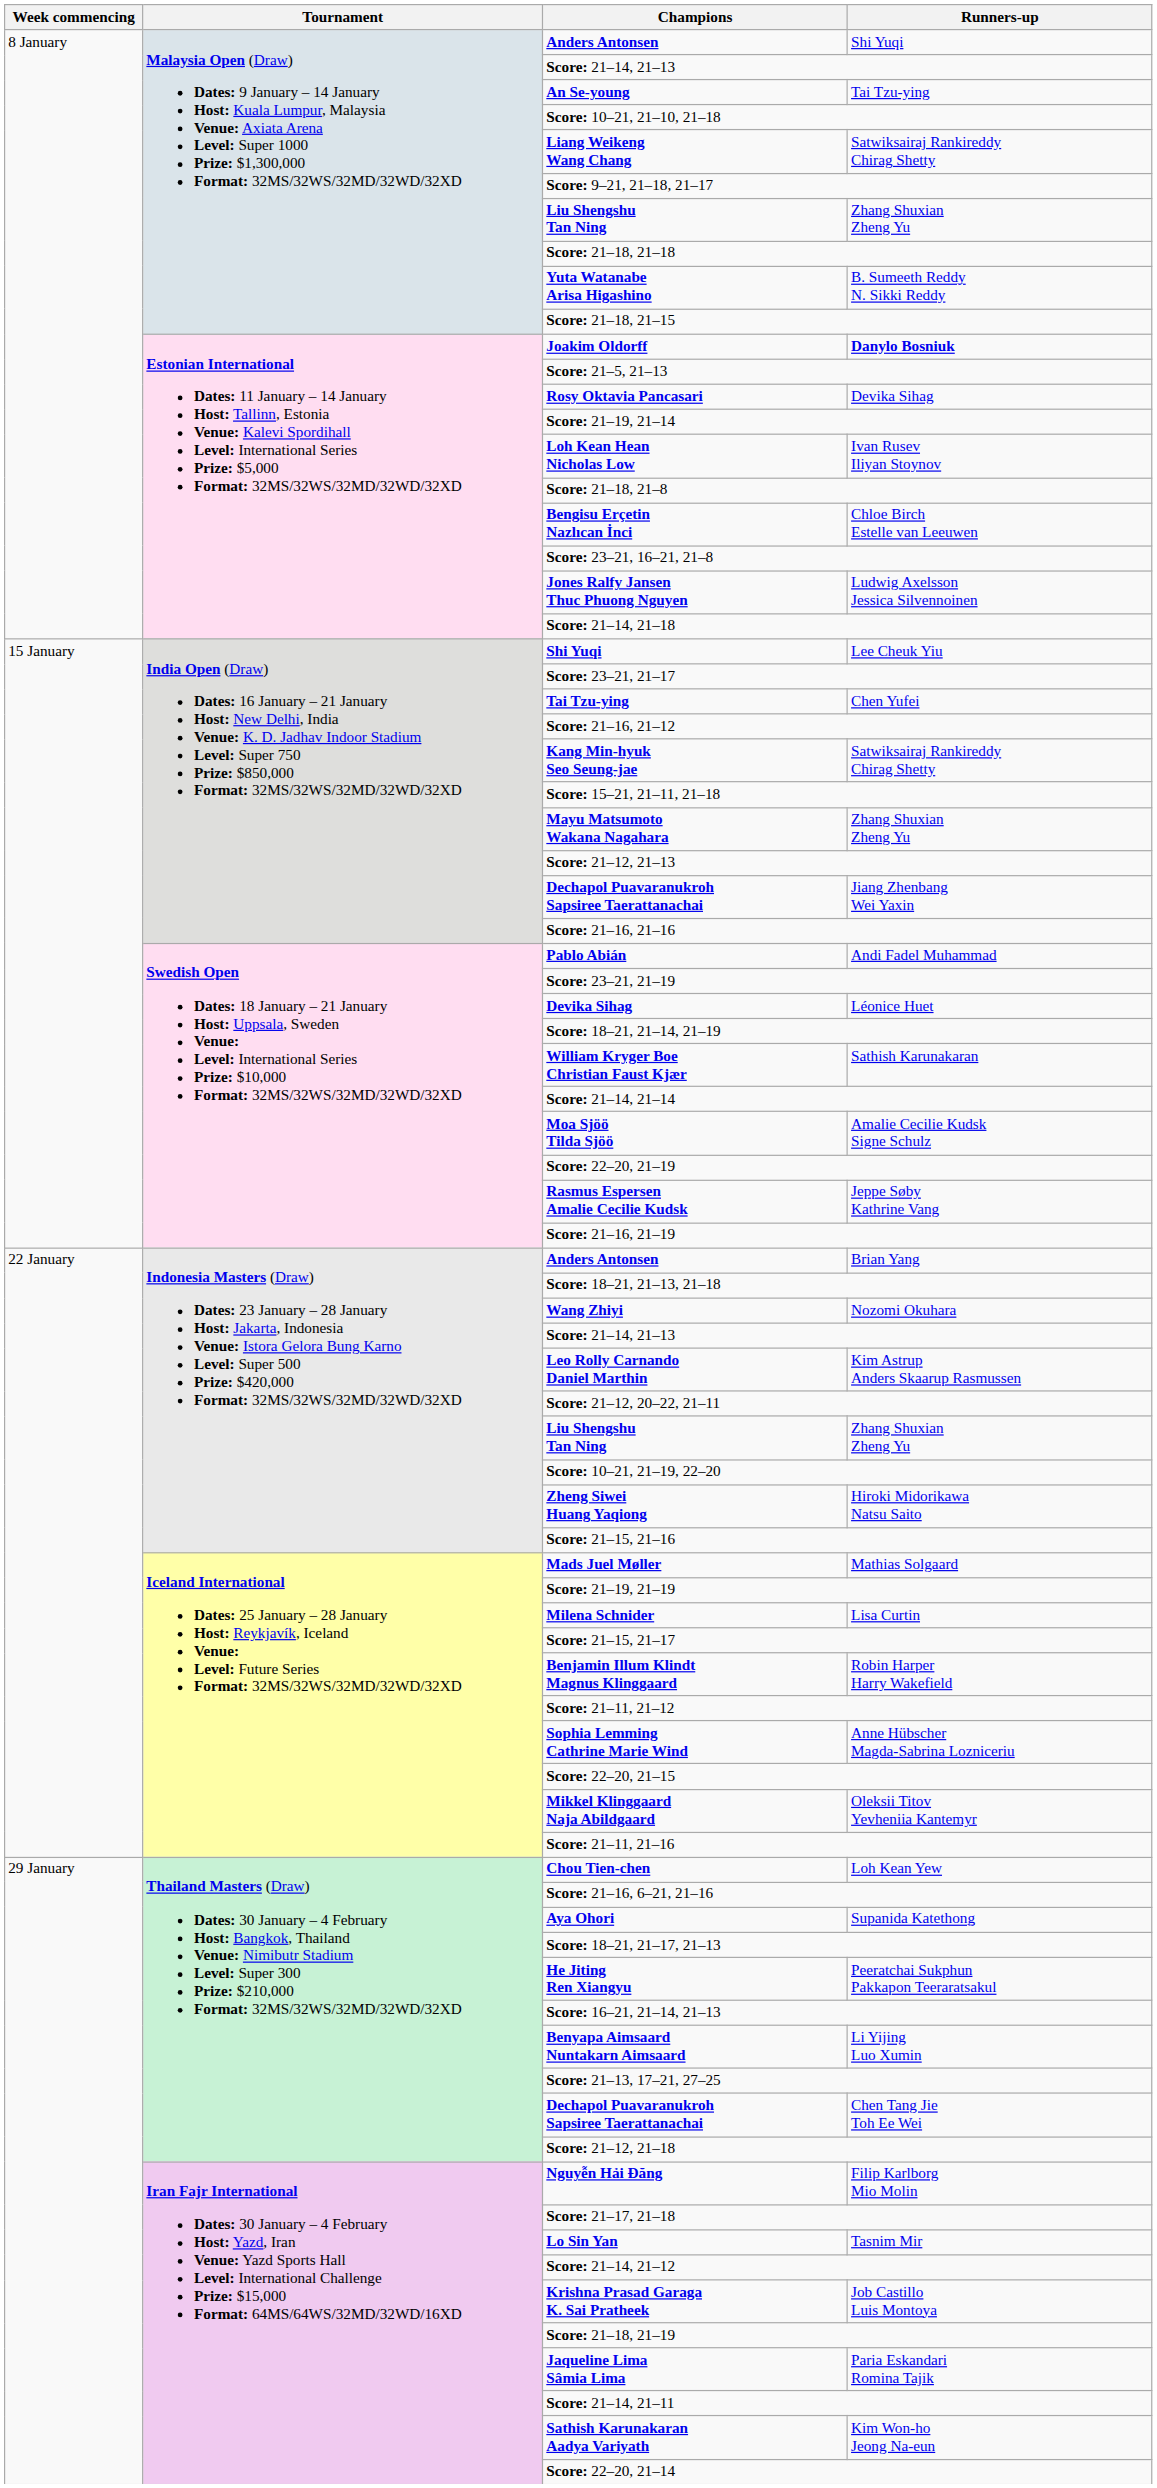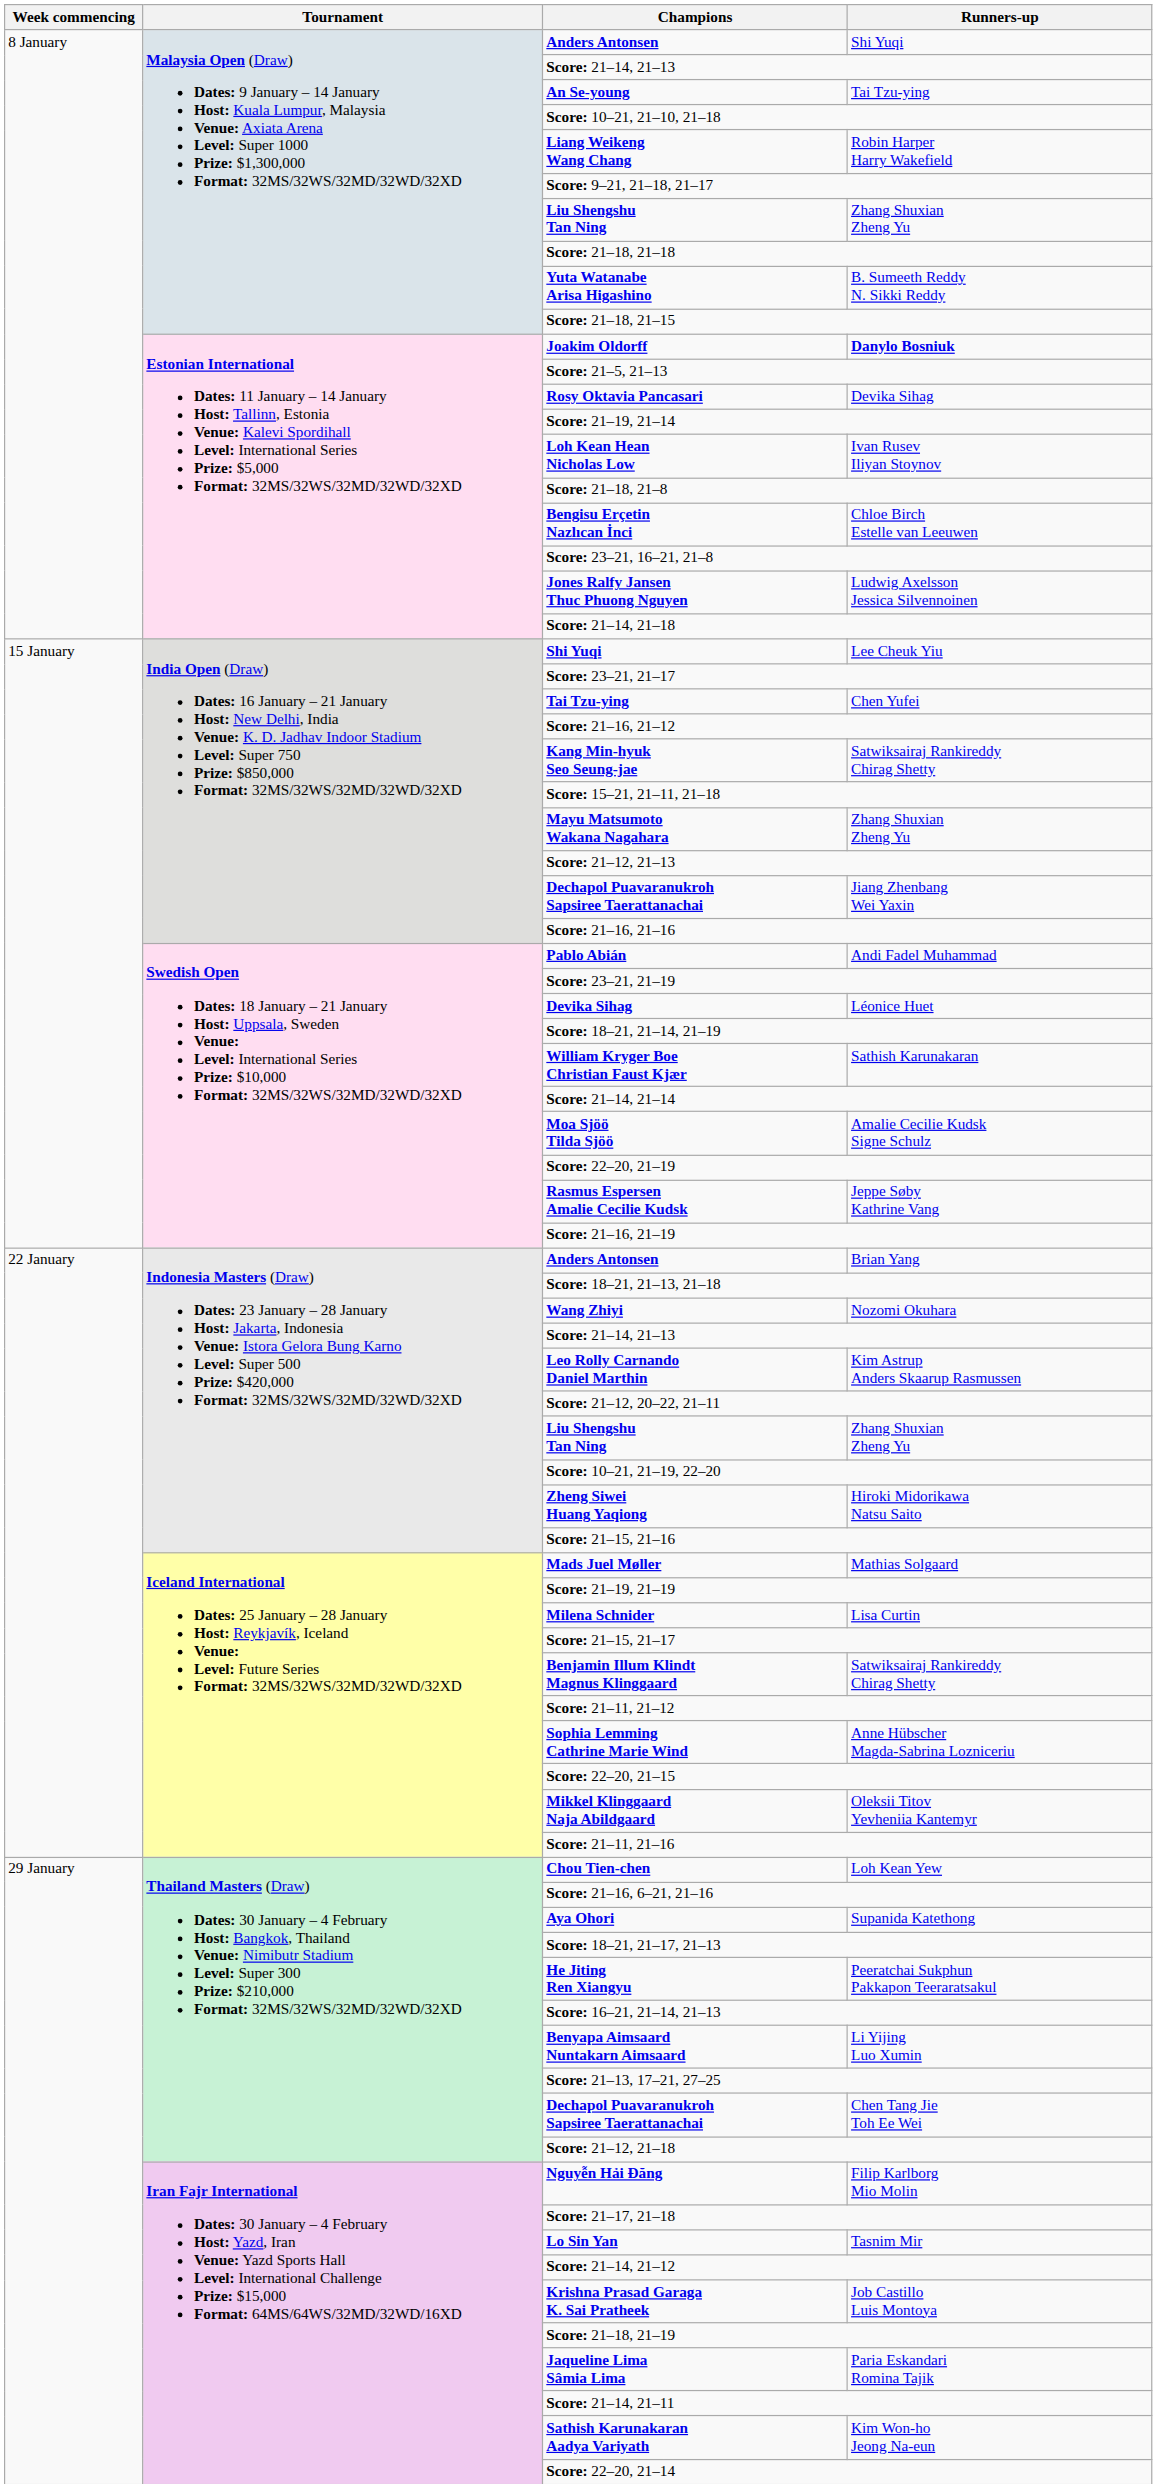(926, 151) Satwiksairaj Rankireddy Chirag Shetty -> (902, 151) Robin Harper Harry Wakefield
(902, 1674) Robin Harper Harry Wakefield -> (926, 1674) Satwiksairaj Rankireddy Chirag Shetty
